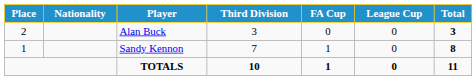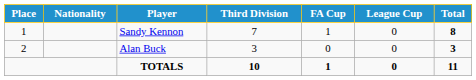rows swapped: (151, 49) <-> (143, 31)
